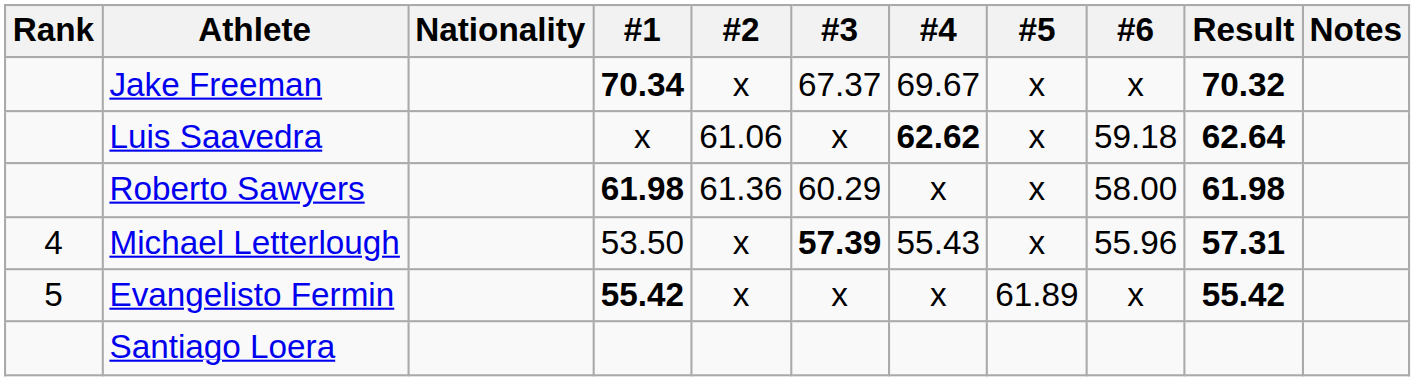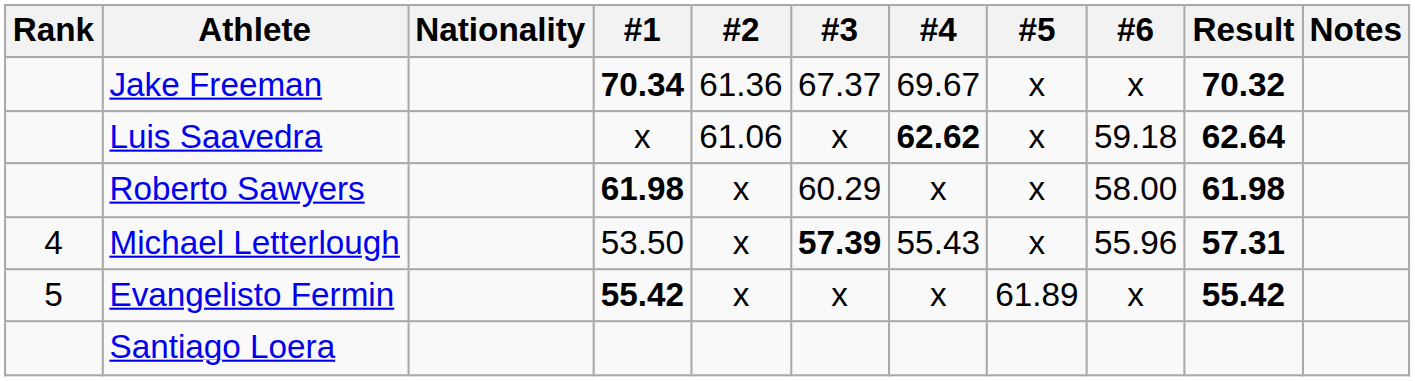(741, 83) x -> (741, 83) 61.36
(741, 189) 61.36 -> (741, 189) x
